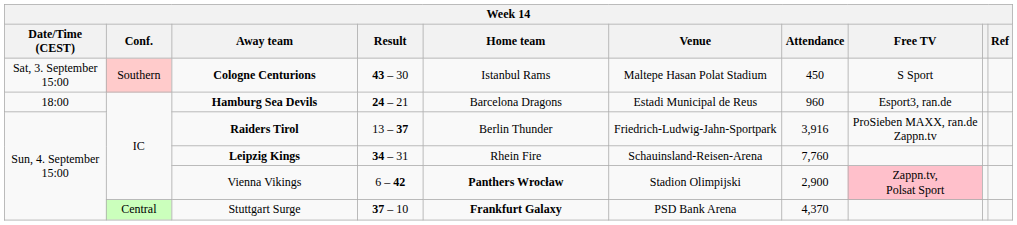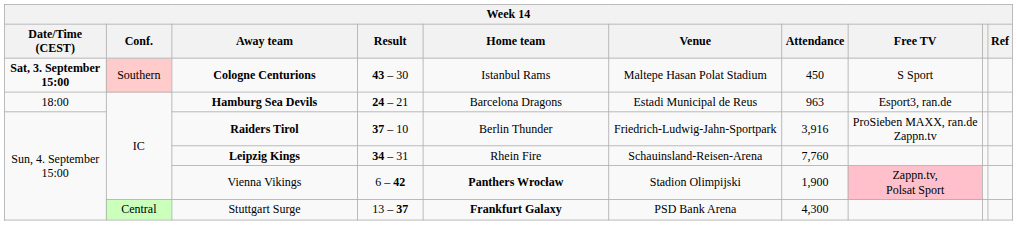(55, 75) normal -> (55, 75) bold
(815, 102) 960 -> (815, 102) 963
(390, 129) 13 – 37 -> (390, 129) 37 – 10
(815, 183) 2,900 -> (815, 183) 1,900
(390, 210) 37 – 10 -> (390, 210) 13 – 37
(815, 210) 4,370 -> (815, 210) 4,300
